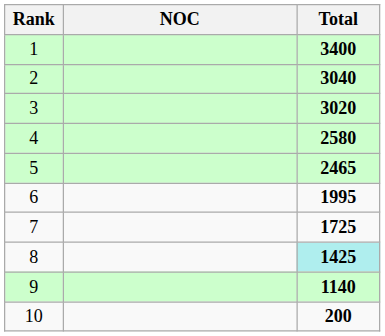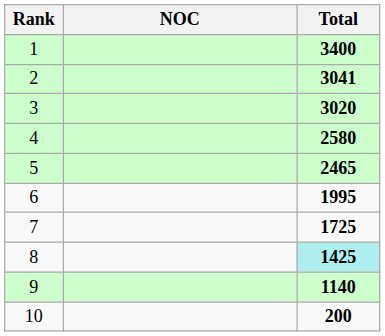(338, 79) 3040 -> (338, 79) 3041
